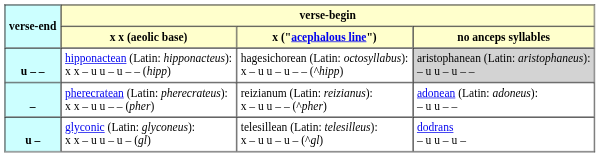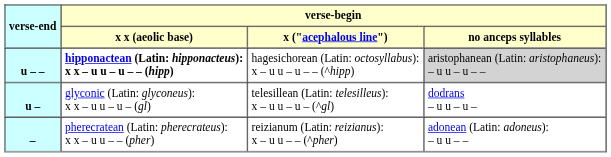(149, 65) normal -> (154, 65) bold
rows swapped: (33, 140) <-> (33, 106)
